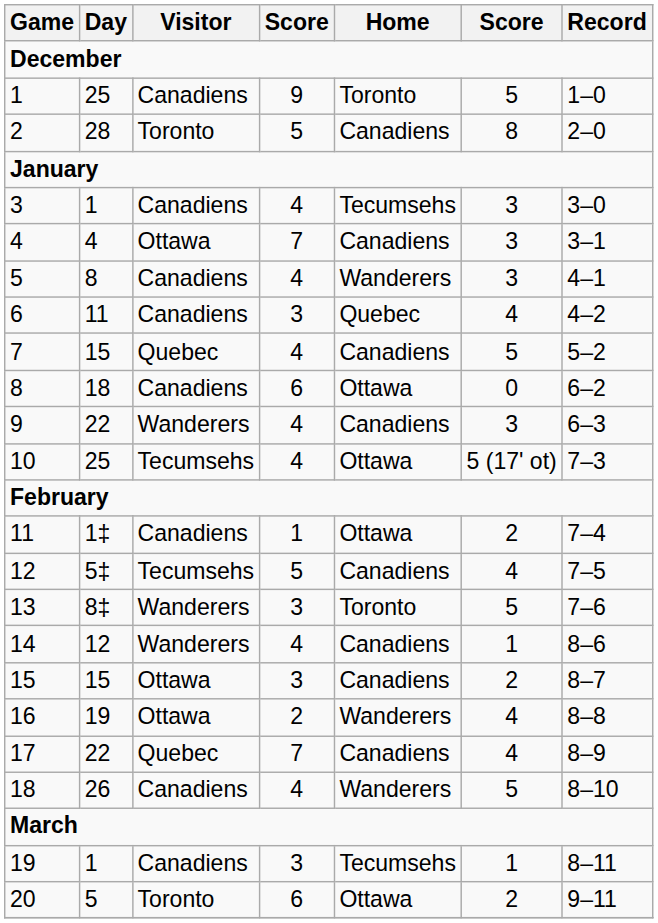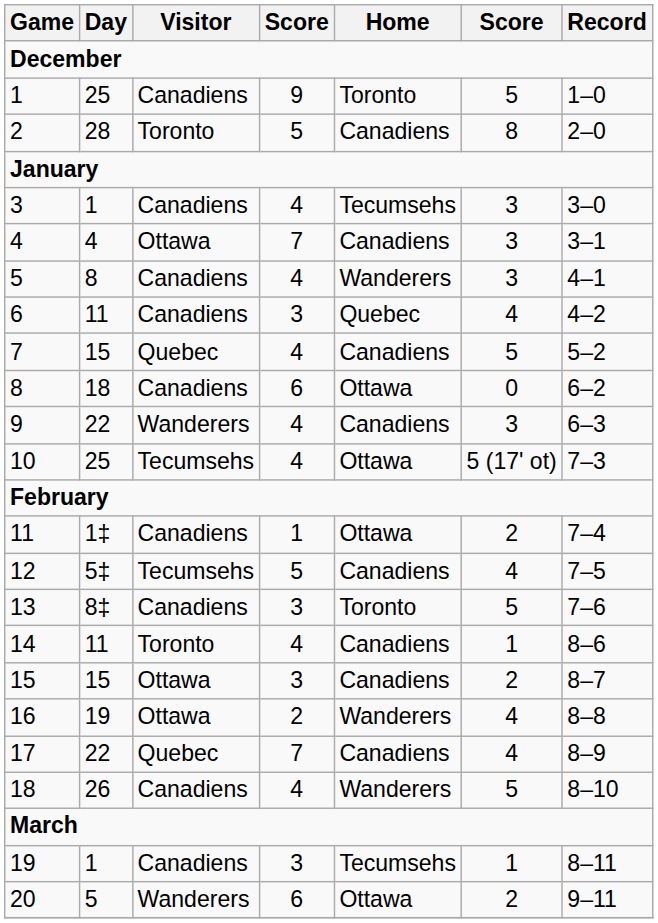(193, 607) Wanderers -> (193, 607) Canadiens
(97, 643) 12 -> (97, 643) 11
(193, 643) Wanderers -> (176, 643) Toronto
(176, 899) Toronto -> (193, 899) Wanderers
